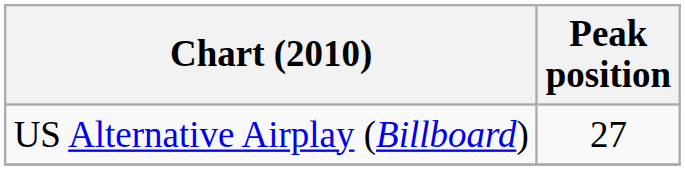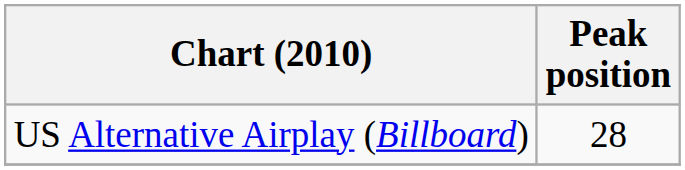(608, 134) 27 -> (608, 134) 28
